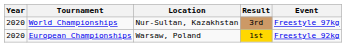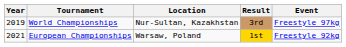(16, 23) 2020 -> (16, 23) 2019
(16, 36) 2020 -> (16, 36) 2021
